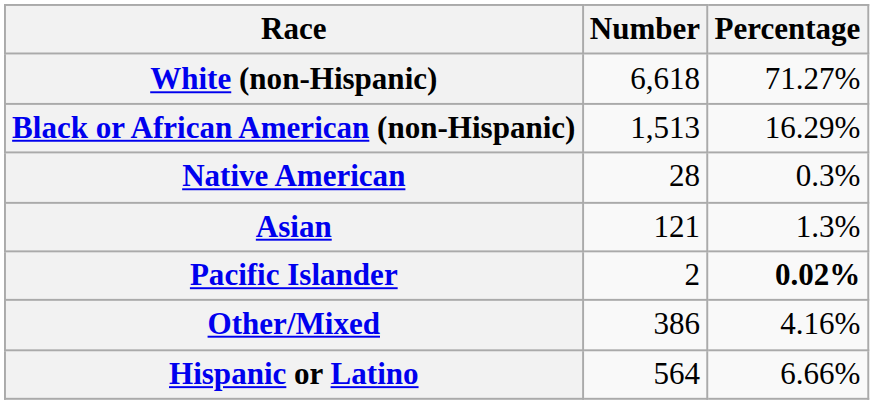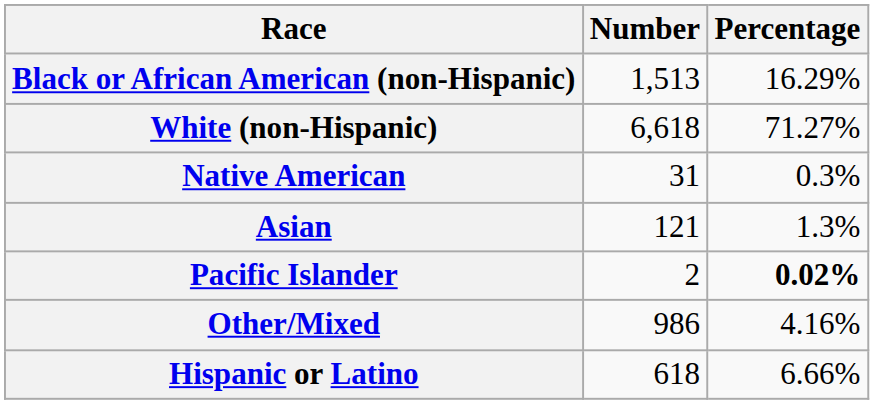rows swapped: (294, 78) <-> (294, 127)
(685, 176) 28 -> (685, 176) 31
(677, 324) 386 -> (677, 324) 986
(677, 373) 564 -> (677, 373) 618
